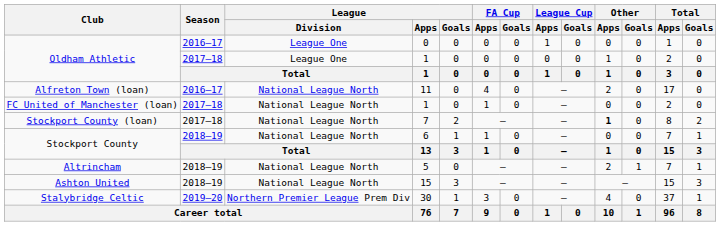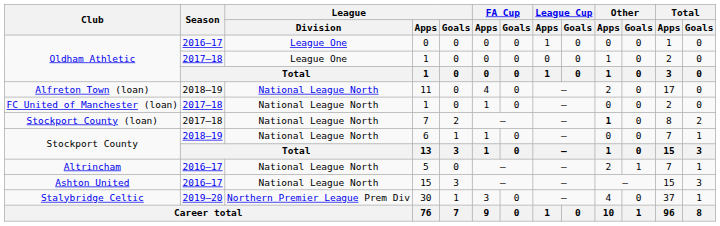(203, 89) 2016–17 -> (203, 89) 2018–19
(203, 167) 2018–19 -> (203, 167) 2016–17
(203, 182) 2018–19 -> (203, 182) 2016–17
